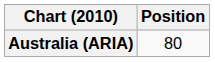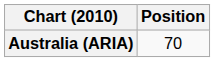(173, 43) 80 -> (173, 43) 70
